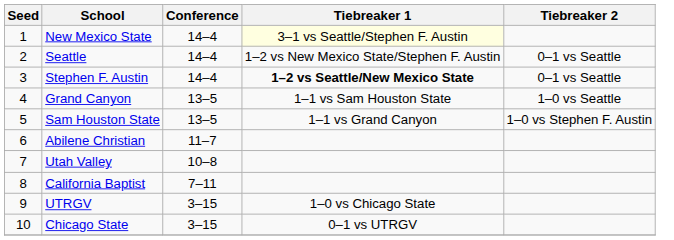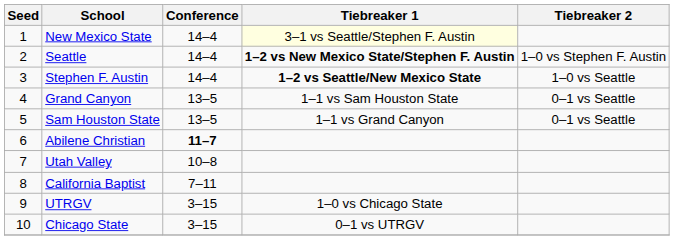(373, 57) normal -> (380, 57) bold
(579, 57) 0–1 vs Seattle -> (593, 57) 1–0 vs Stephen F. Austin
(579, 78) 0–1 vs Seattle -> (593, 78) 1–0 vs Seattle
(579, 99) 1–0 vs Seattle -> (593, 99) 0–1 vs Seattle
(579, 120) 1–0 vs Stephen F. Austin -> (593, 120) 0–1 vs Seattle
(202, 141) normal -> (202, 141) bold
